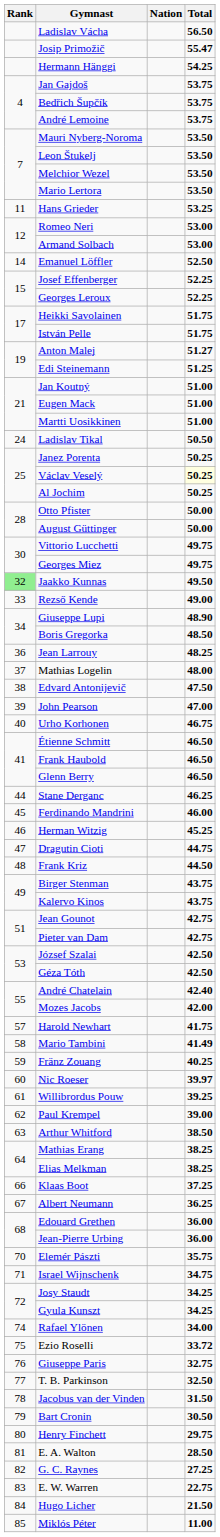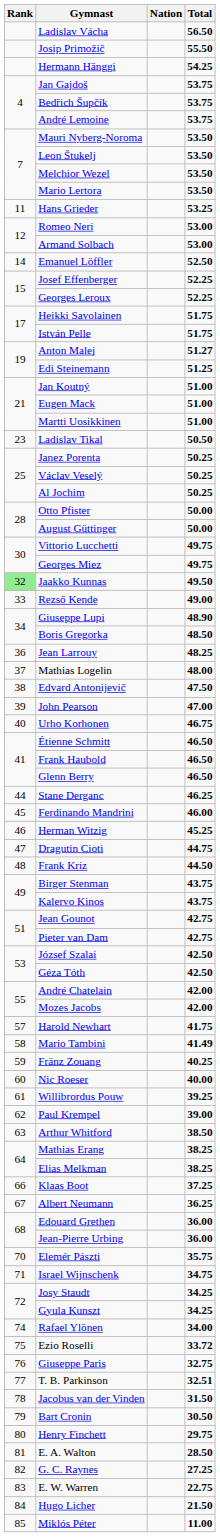(200, 48) 55.47 -> (200, 48) 55.50
(20, 439) 24 -> (20, 439) 23
(200, 475) lightyellow background -> (200, 475) no background
(200, 990) 42.40 -> (200, 990) 42.00
(200, 1079) 39.97 -> (200, 1079) 40.00
(200, 1381) 32.50 -> (200, 1381) 32.51
